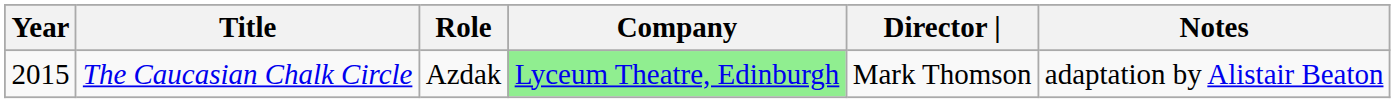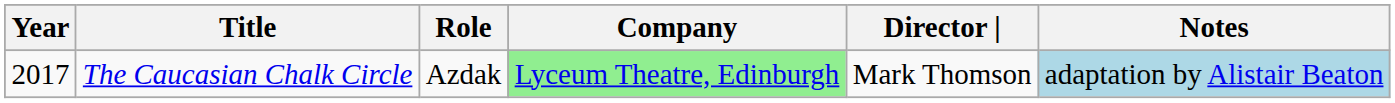(41, 73) 2015 -> (41, 73) 2017
(1214, 73) no background -> (1214, 73) lightblue background
